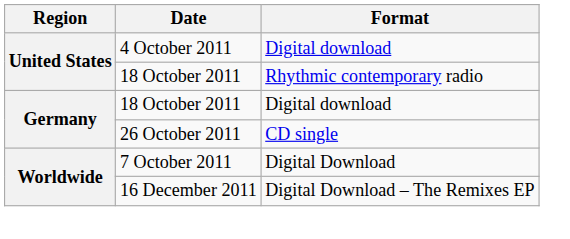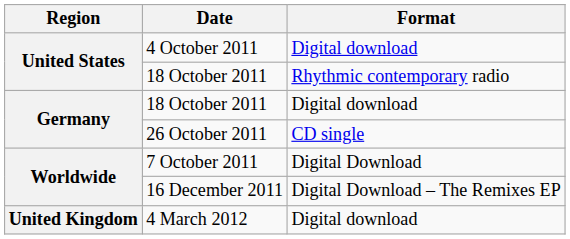+ row: (197, 219)
